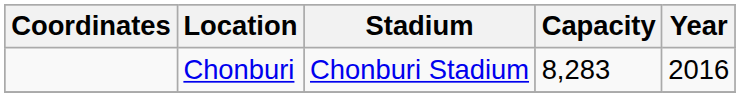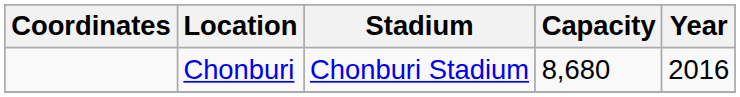(576, 69) 8,283 -> (576, 69) 8,680
